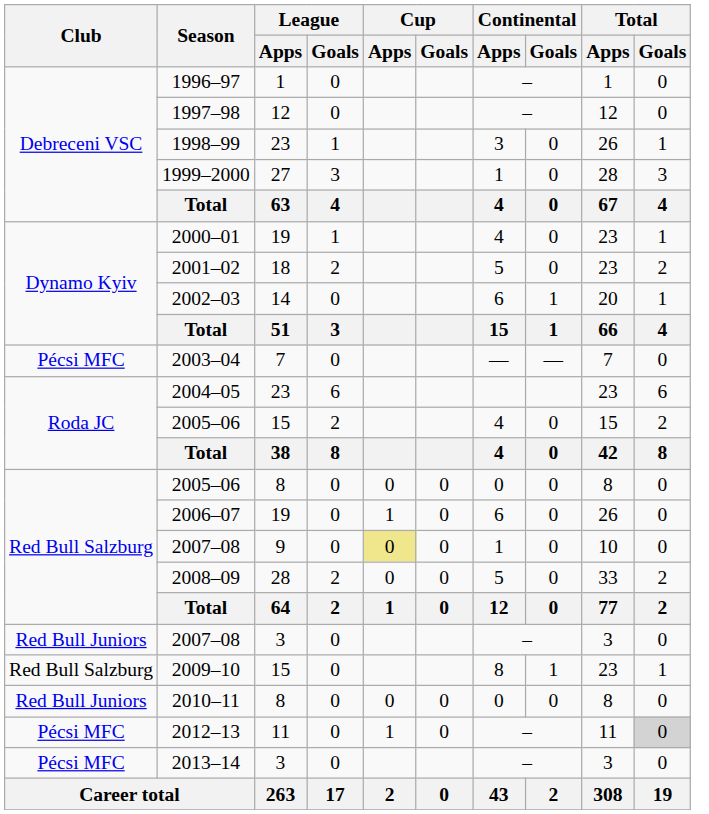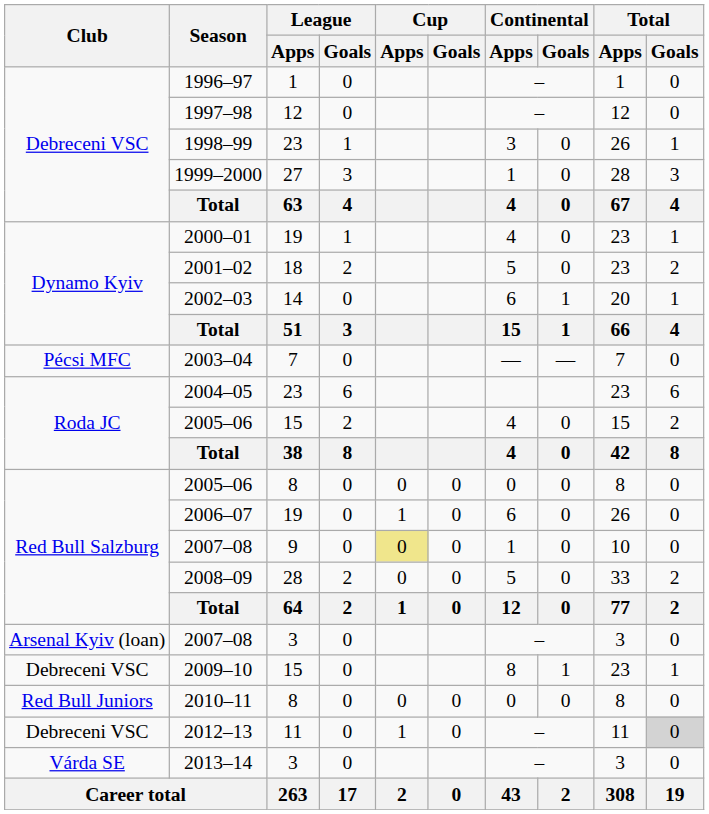(81, 639) Red Bull Juniors -> (87, 639) Arsenal Kyiv (loan)
(81, 670) Red Bull Salzburg -> (87, 670) Debreceni VSC
(81, 732) Pécsi MFC -> (87, 732) Debreceni VSC
(81, 762) Pécsi MFC -> (87, 762) Várda SE
